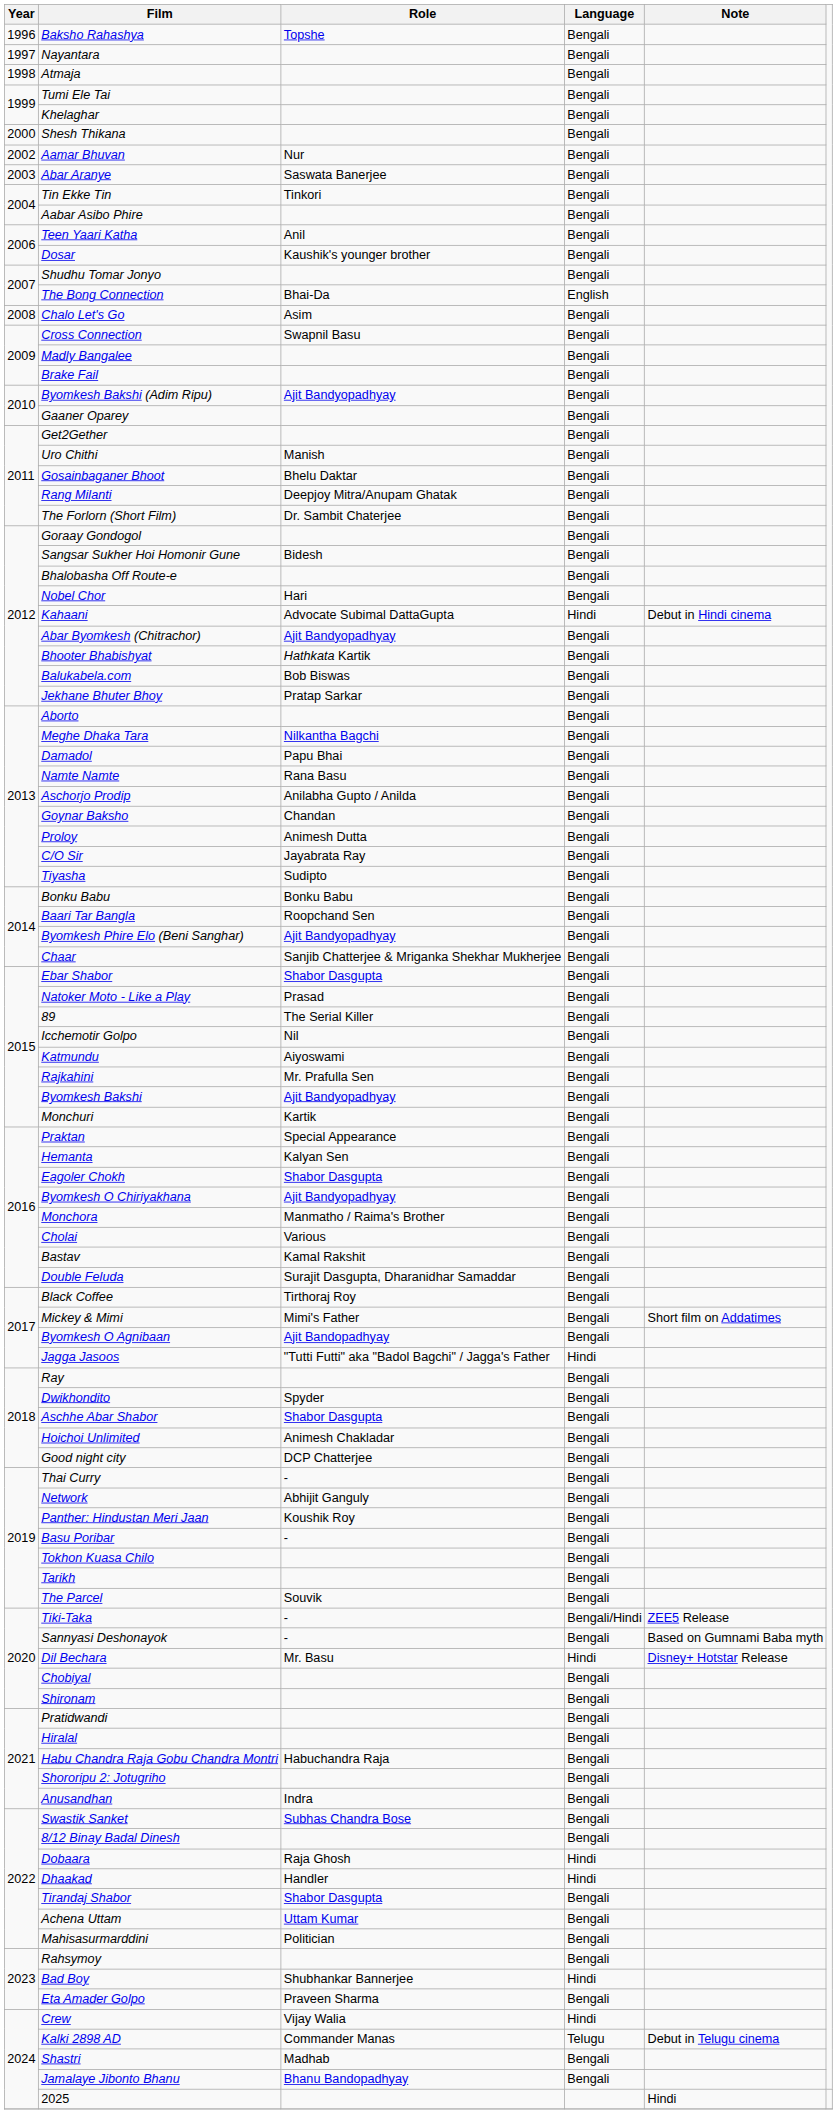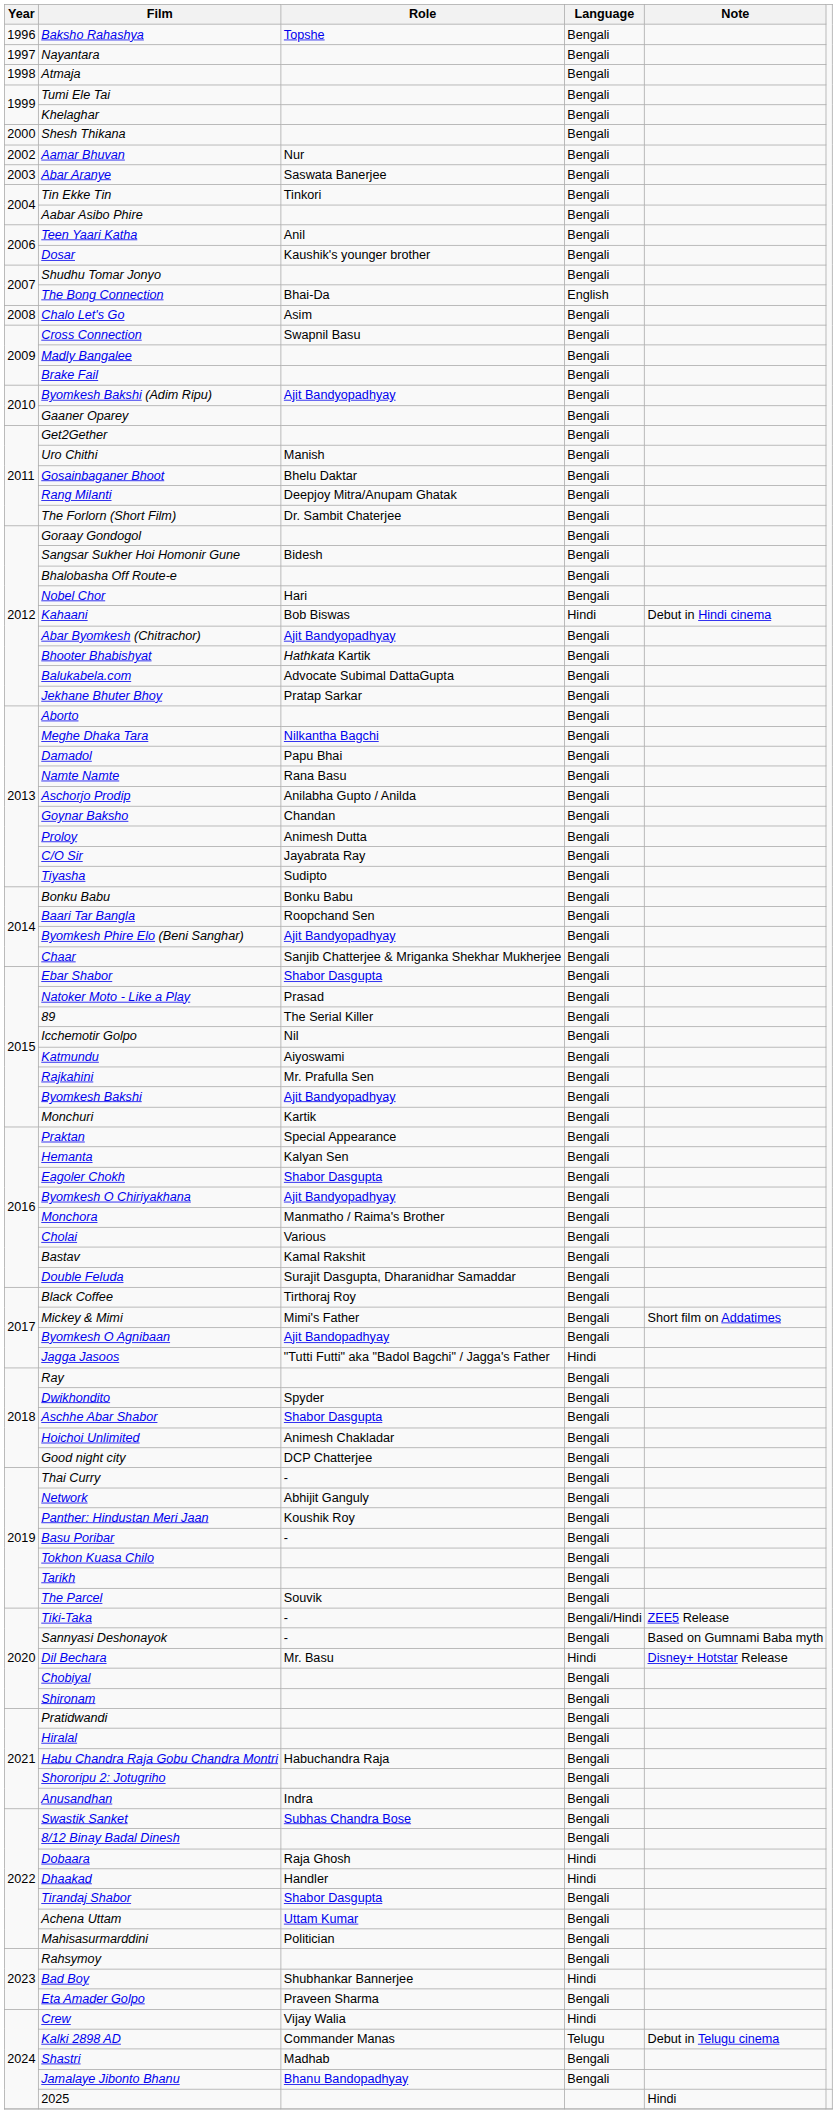(369, 615) Advocate Subimal DattaGupta -> (317, 615) Bob Biswas
(317, 676) Bob Biswas -> (369, 676) Advocate Subimal DattaGupta
